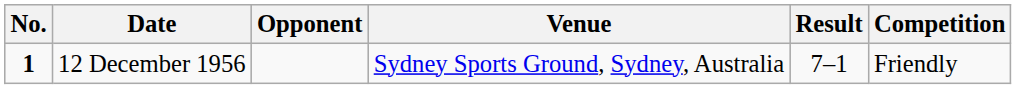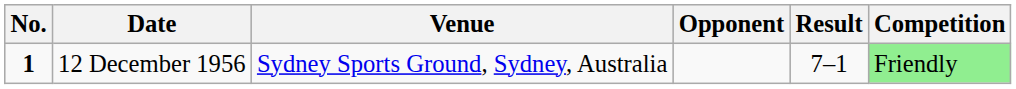columns swapped: (579, 24) <-> (310, 24)
(916, 63) no background -> (916, 63) lightgreen background
